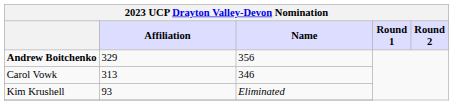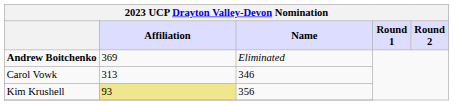(109, 58) 329 -> (109, 58) 369
(246, 58) 356 -> (262, 58) Eliminated
(107, 91) no background -> (107, 91) khaki background
(262, 91) Eliminated -> (246, 91) 356
